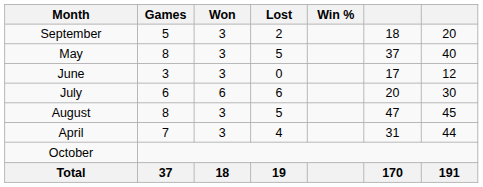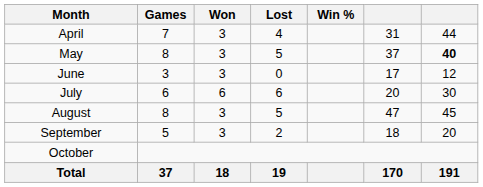rows swapped: (71, 133) <-> (71, 34)
(449, 54) normal -> (449, 54) bold
